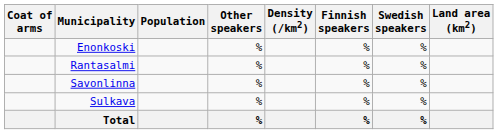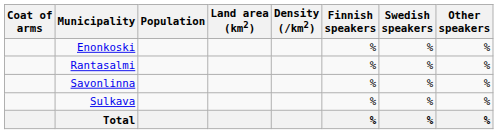columns swapped: (461, 21) <-> (236, 21)
